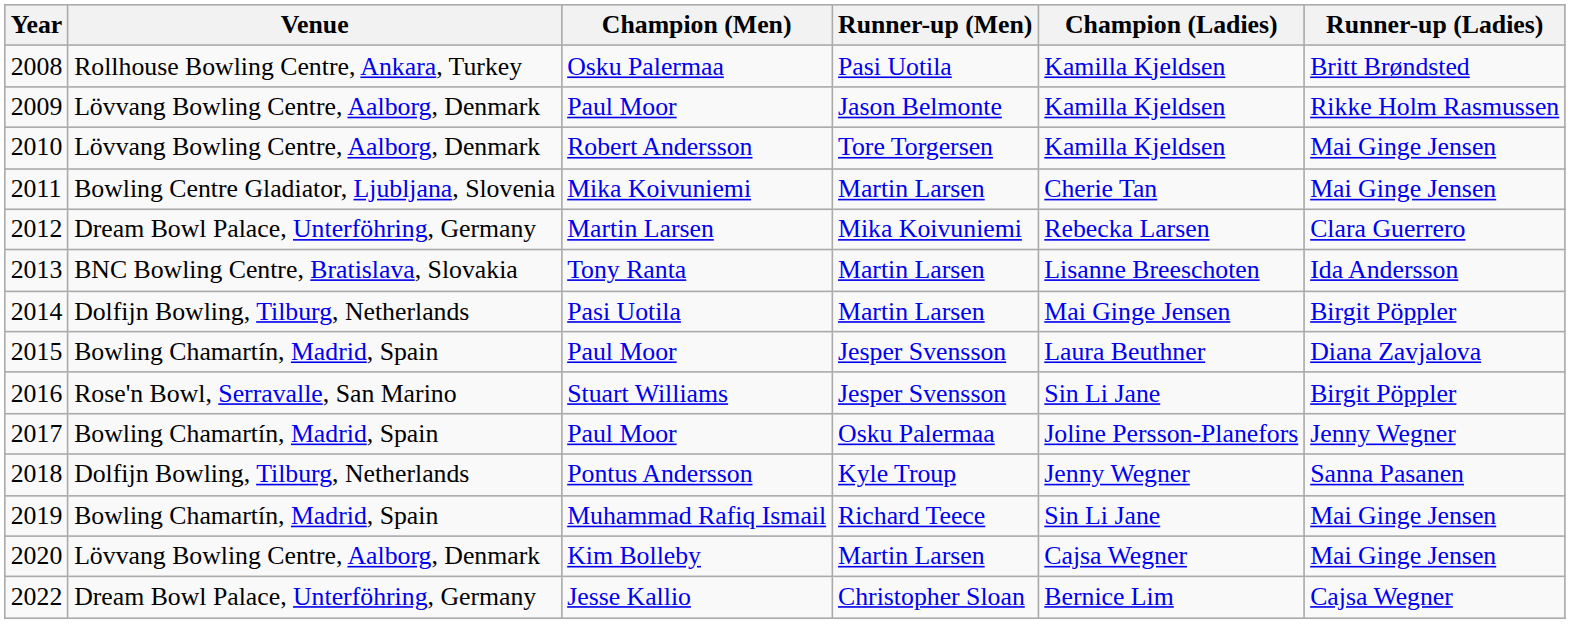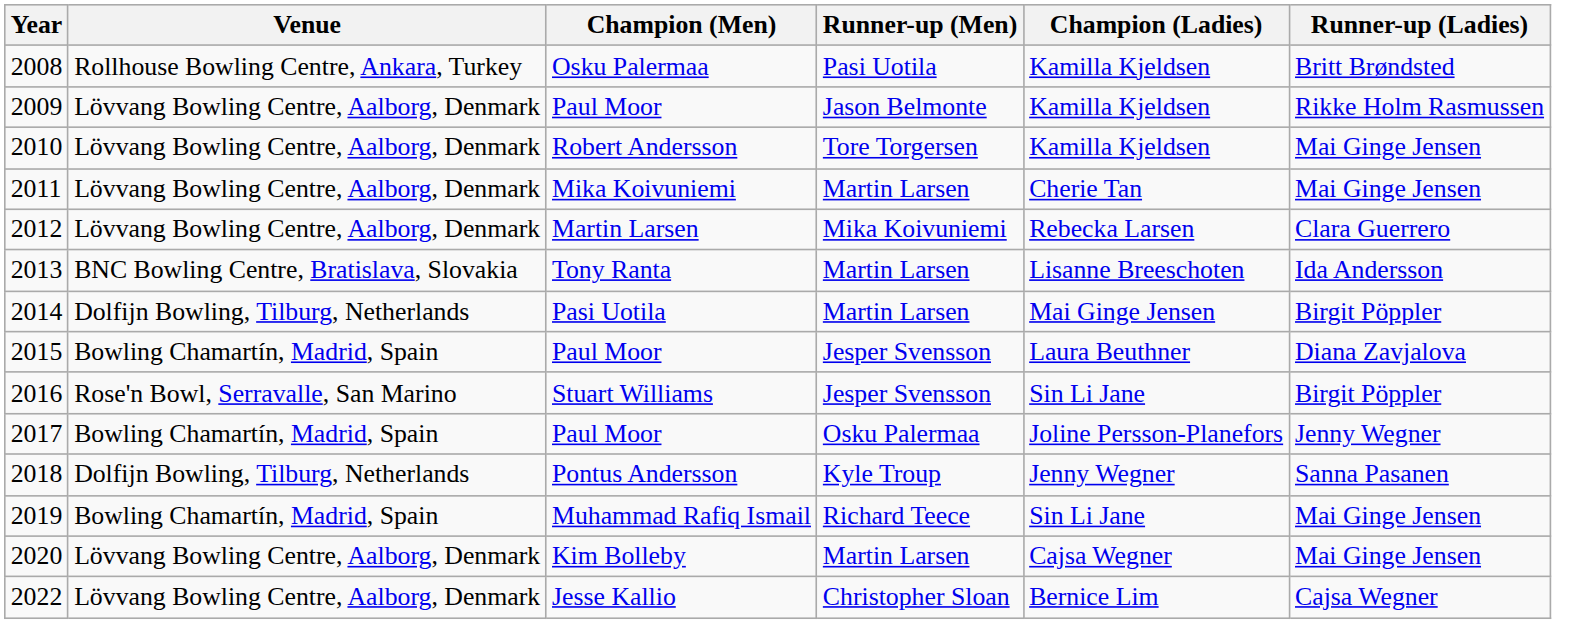(315, 188) Bowling Centre Gladiator, Ljubljana, Slovenia -> (307, 188) Lövvang Bowling Centre, Aalborg, Denmark
(305, 229) Dream Bowl Palace, Unterföhring, Germany -> (307, 229) Lövvang Bowling Centre, Aalborg, Denmark
(305, 596) Dream Bowl Palace, Unterföhring, Germany -> (307, 596) Lövvang Bowling Centre, Aalborg, Denmark
